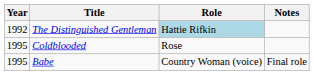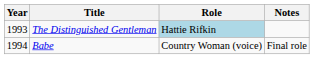(17, 29) 1992 -> (17, 29) 1993
- row: (59, 45)
(17, 62) 1995 -> (17, 45) 1994
